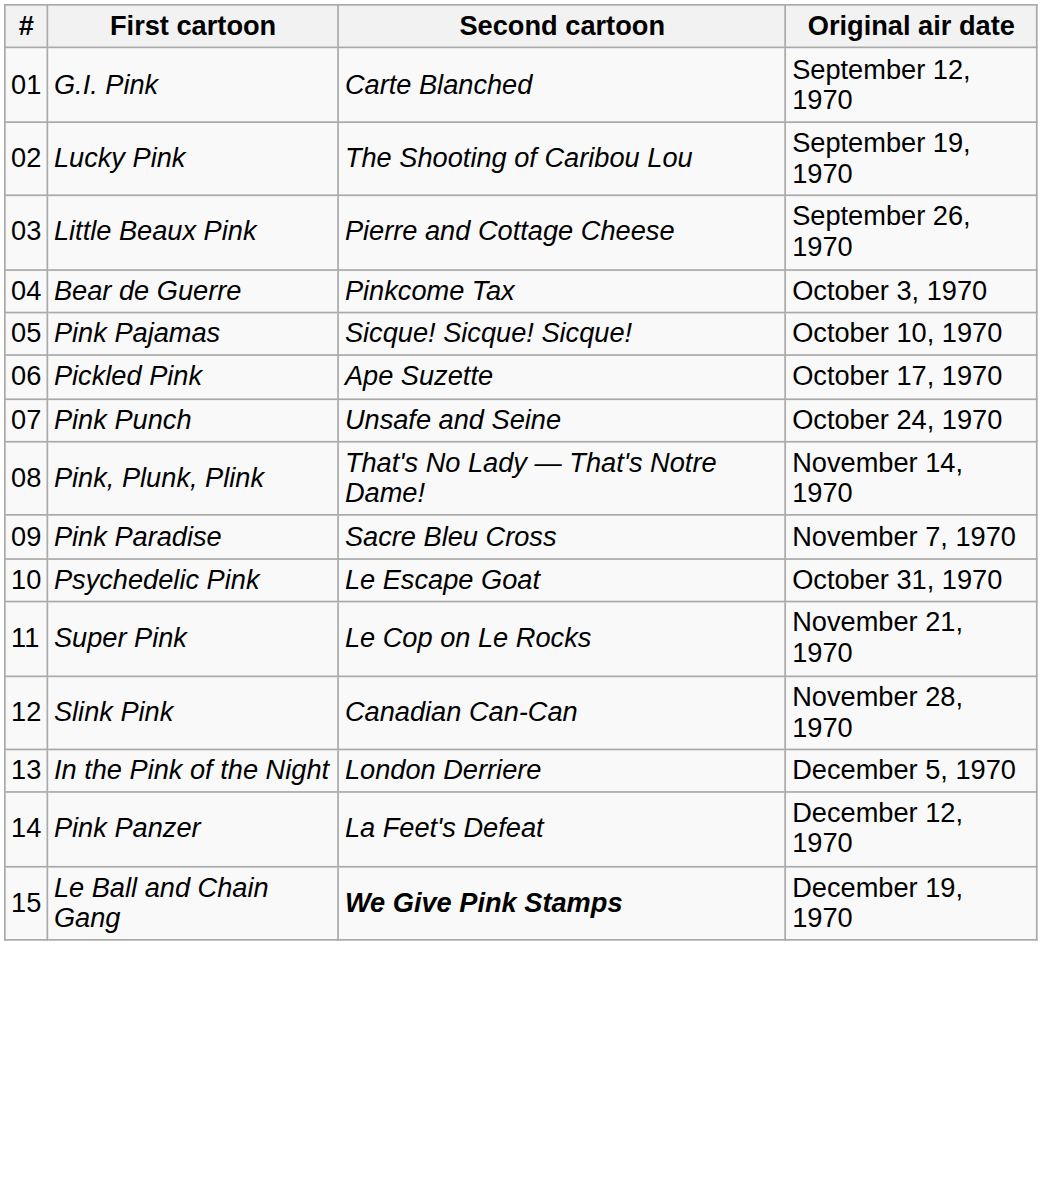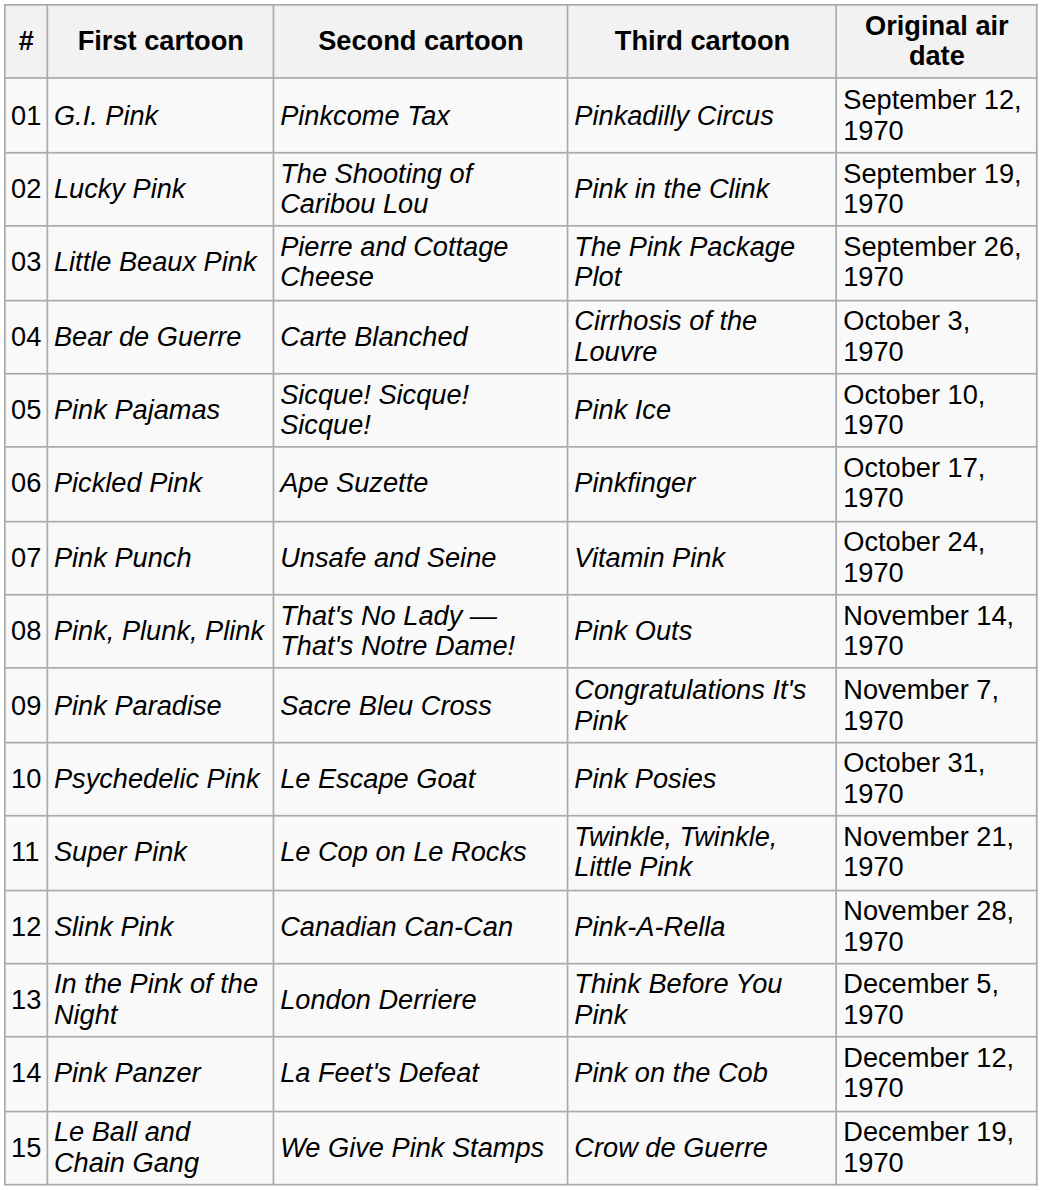+ column: (703, 41)
(439, 84) Carte Blanched -> (365, 115) Pinkcome Tax
(430, 290) Pinkcome Tax -> (374, 336) Carte Blanched
(484, 902) bold -> (412, 1147) normal
